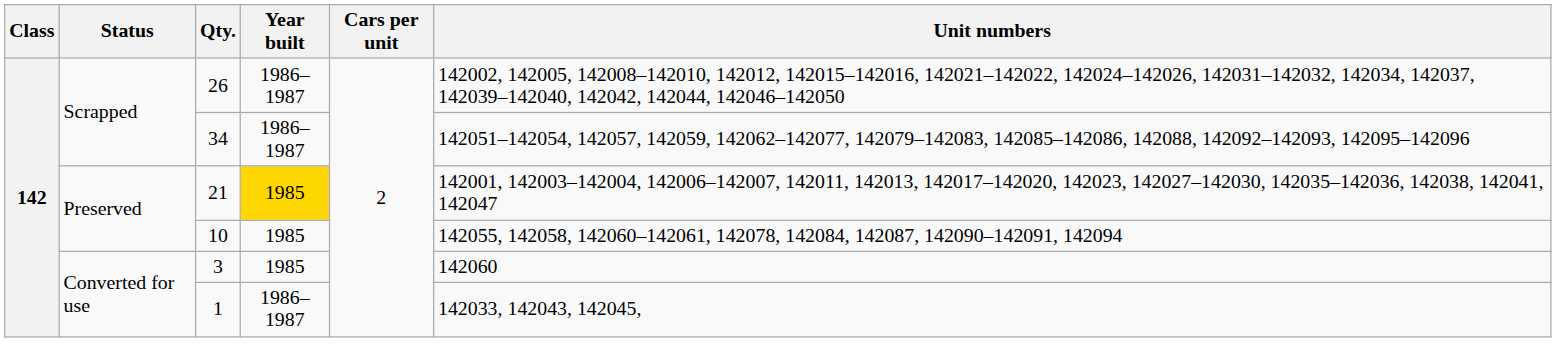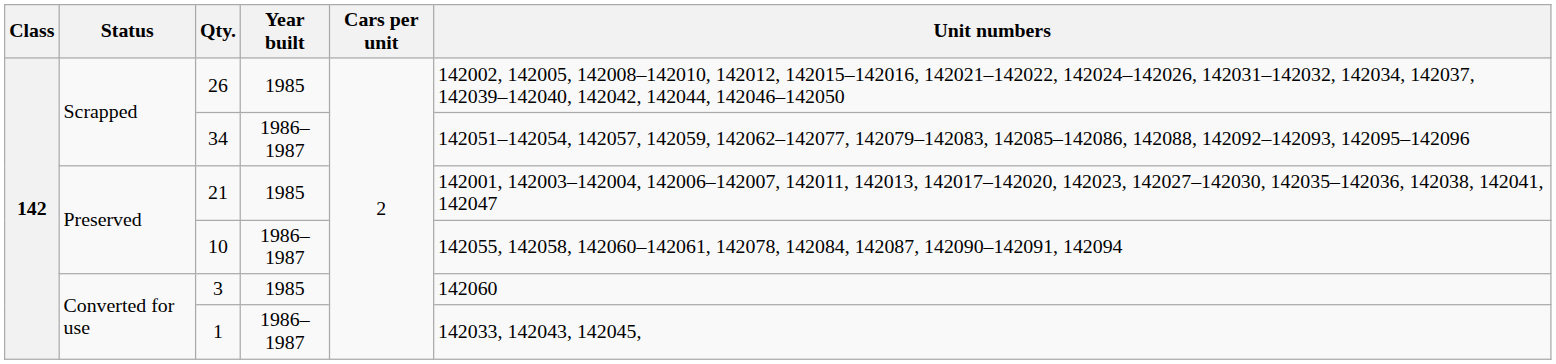(285, 85) 1986–1987 -> (285, 85) 1985
(285, 192) gold background -> (285, 192) no background
(285, 235) 1985 -> (285, 246) 1986–1987
